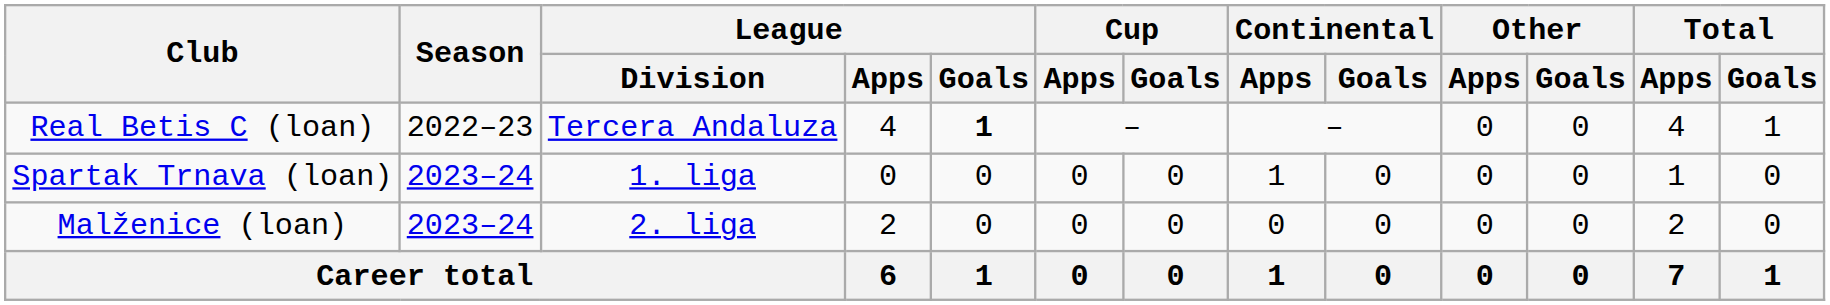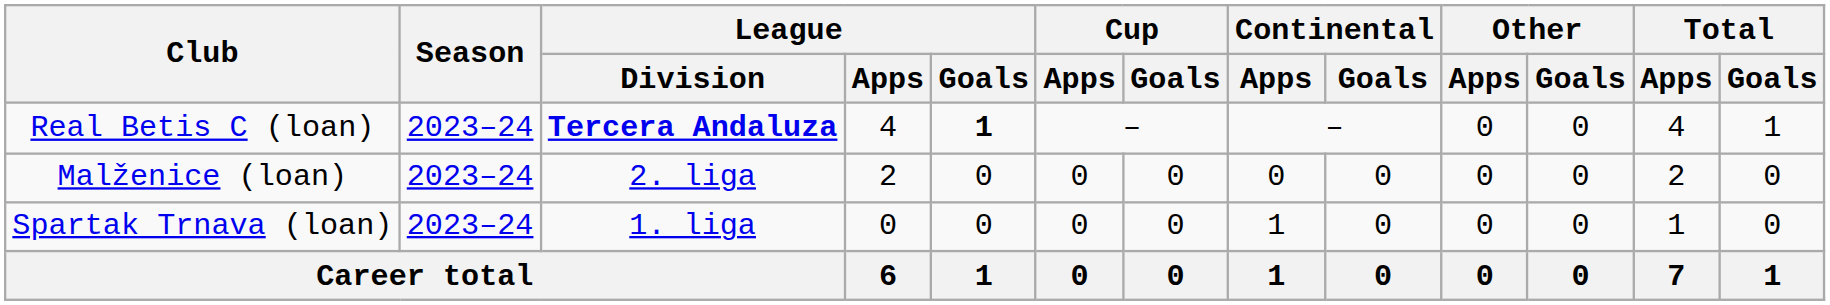(470, 128) 2022–23 -> (470, 128) 2023–24
(693, 128) normal -> (693, 128) bold
rows swapped: (202, 177) <-> (202, 226)
